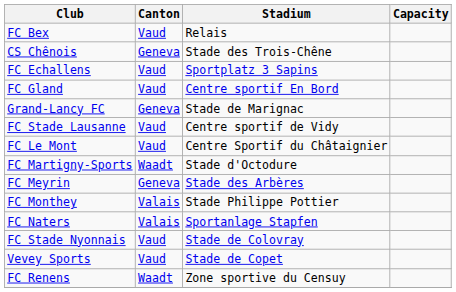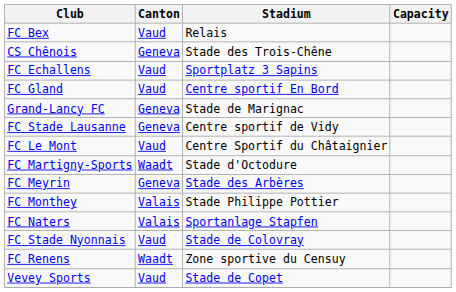(152, 127) Vaud -> (159, 127) Geneva
rows swapped: (39, 278) <-> (49, 259)
